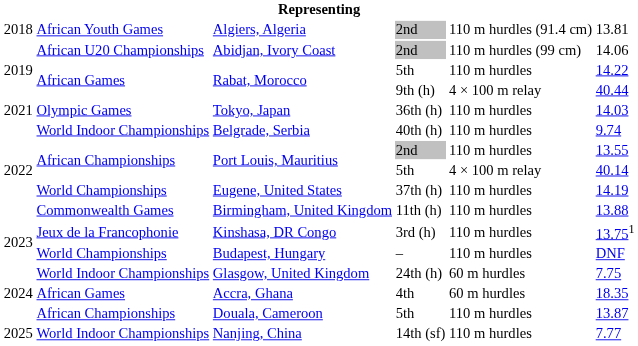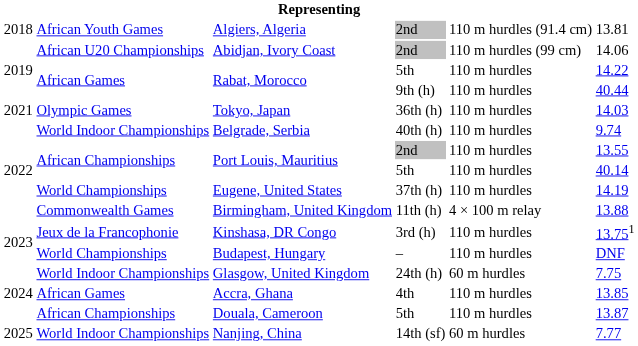(495, 90) 4 × 100 m relay -> (490, 90) 110 m hurdles
(495, 170) 4 × 100 m relay -> (490, 170) 110 m hurdles
(490, 210) 110 m hurdles -> (495, 210) 4 × 100 m relay
(487, 294) 60 m hurdles -> (490, 294) 110 m hurdles
(612, 294) 18.35 -> (612, 294) 13.85
(490, 334) 110 m hurdles -> (487, 334) 60 m hurdles
